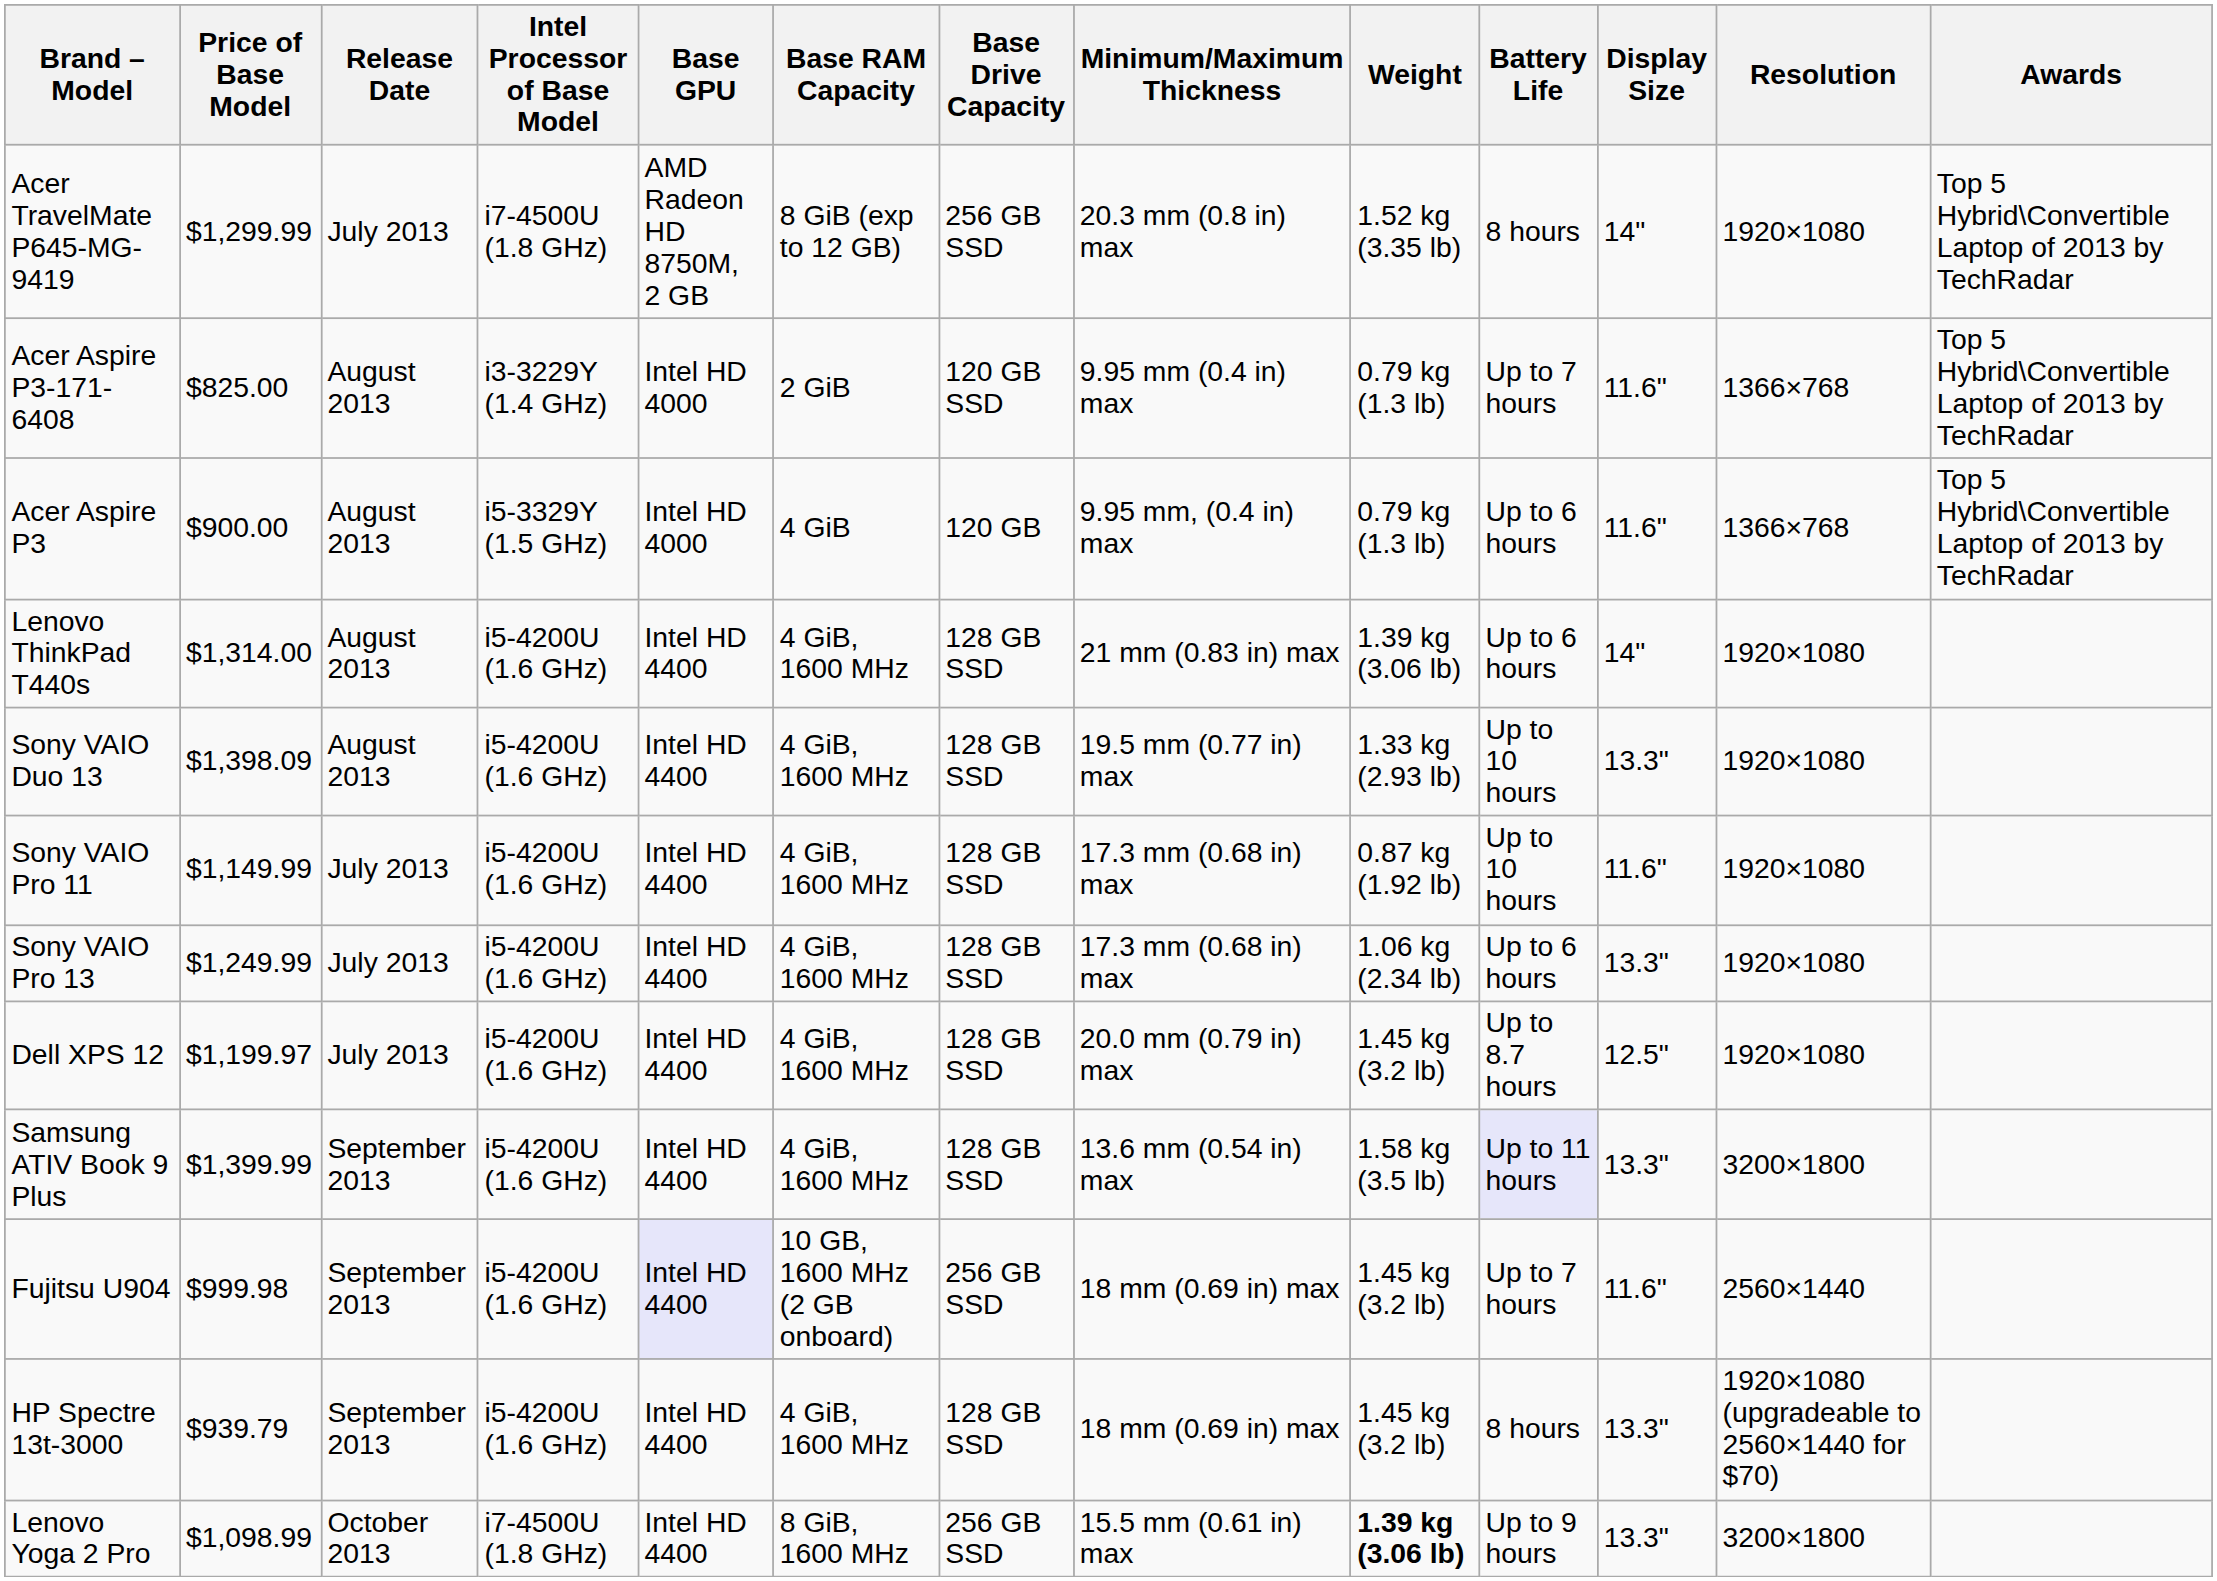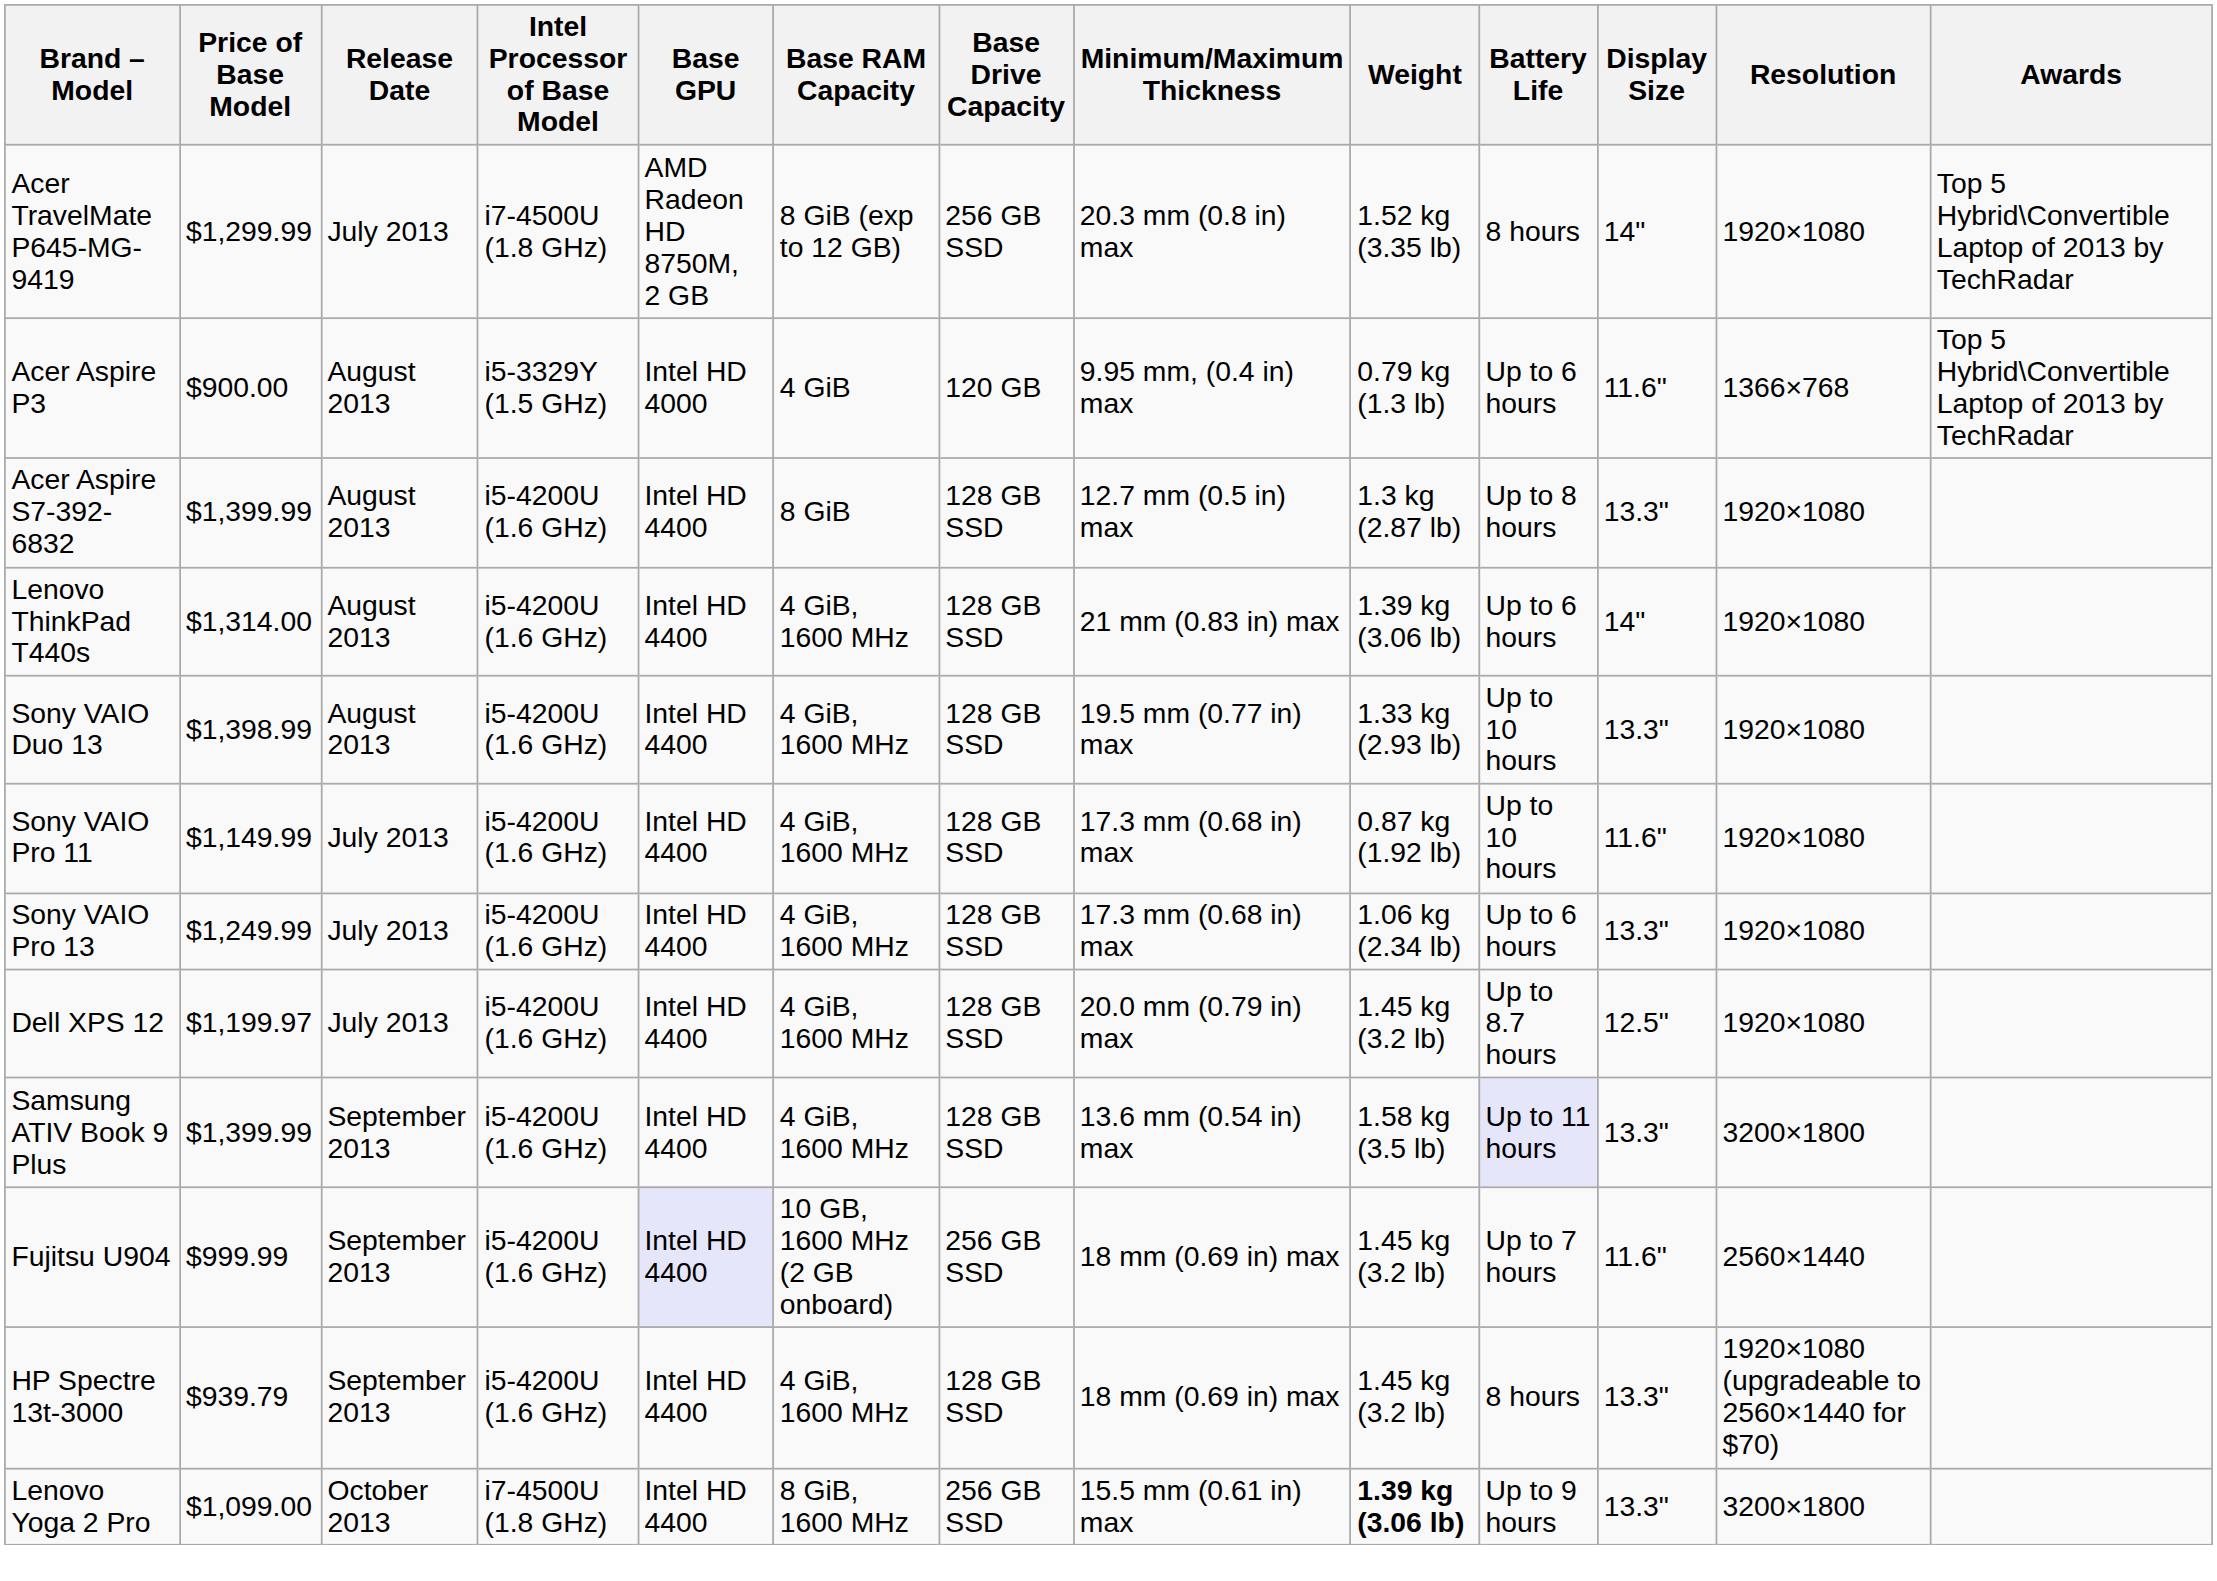- row: (84, 387)
+ row: (84, 512)
(249, 761) $1,398.09 -> (249, 729) $1,398.99
(237, 1288) $999.98 -> (237, 1256) $999.99
(249, 1537) $1,098.99 -> (249, 1505) $1,099.00
